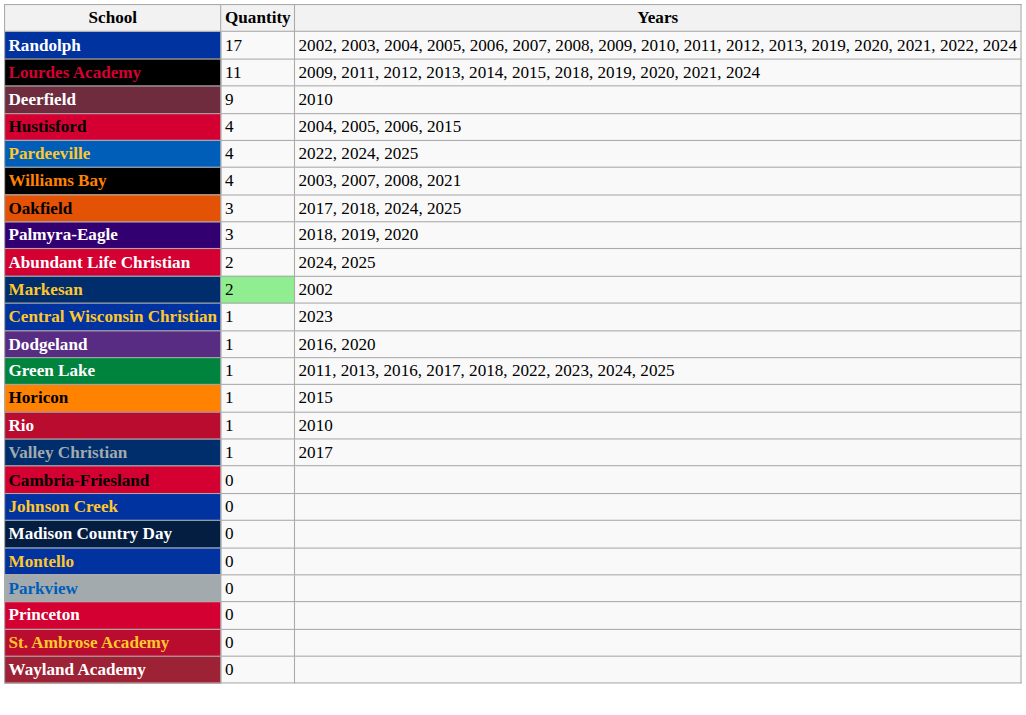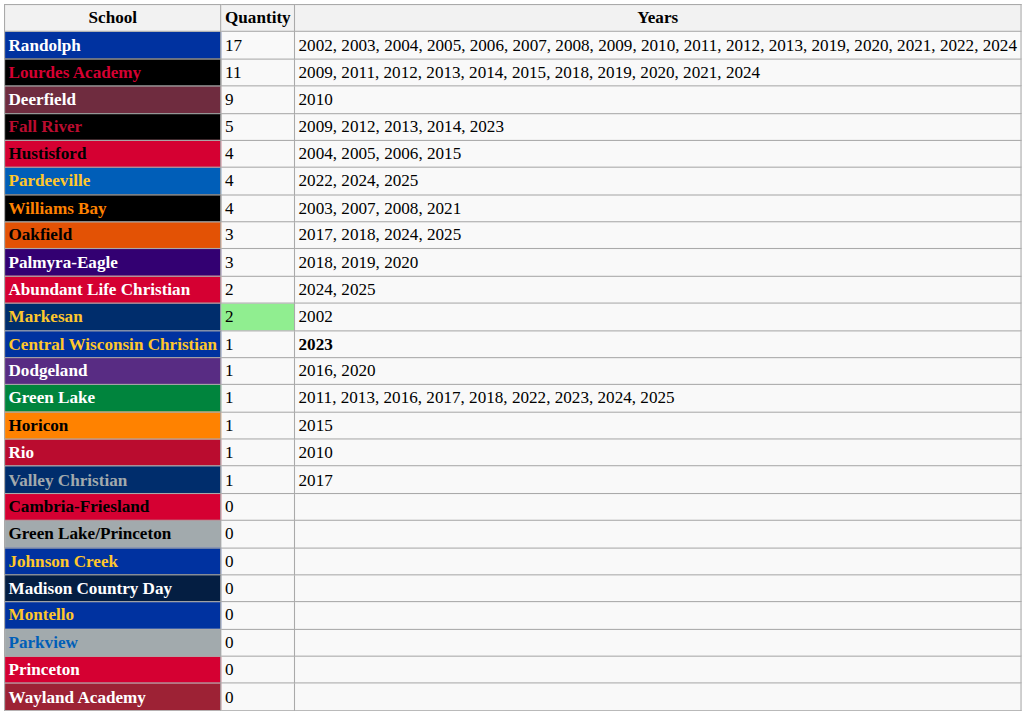+ row: (45, 126)
(316, 316) normal -> (316, 343) bold
+ row: (90, 533)
- row: (89, 642)
